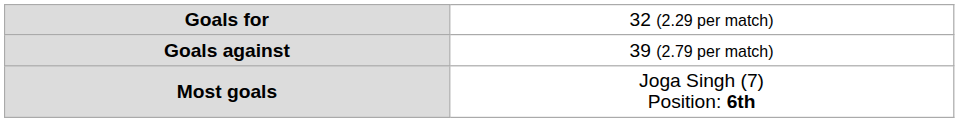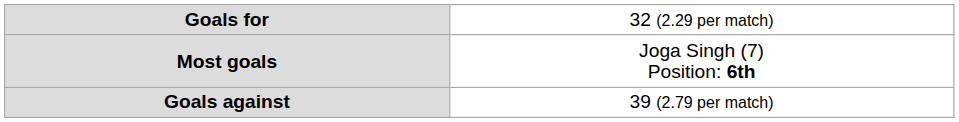rows swapped: (227, 50) <-> (227, 91)
